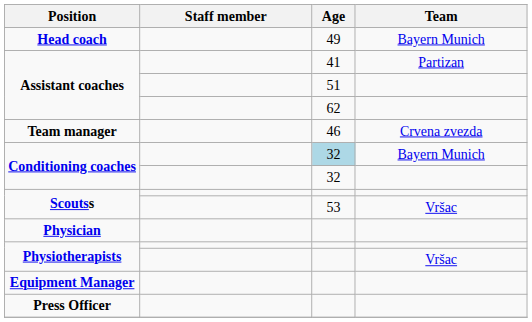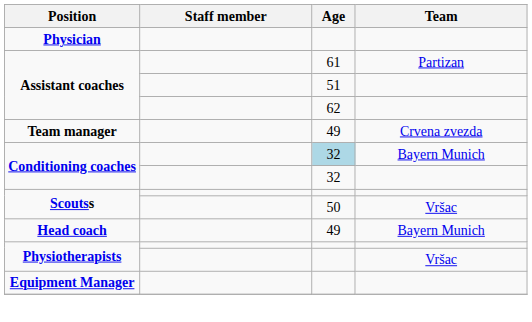rows swapped: (72, 39) <-> (72, 230)
(334, 62) 41 -> (334, 62) 61
(334, 131) 46 -> (334, 131) 49
(334, 207) 53 -> (334, 207) 50
- row: (72, 305)
